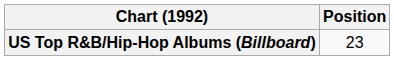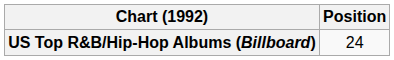(355, 42) 23 -> (355, 42) 24
